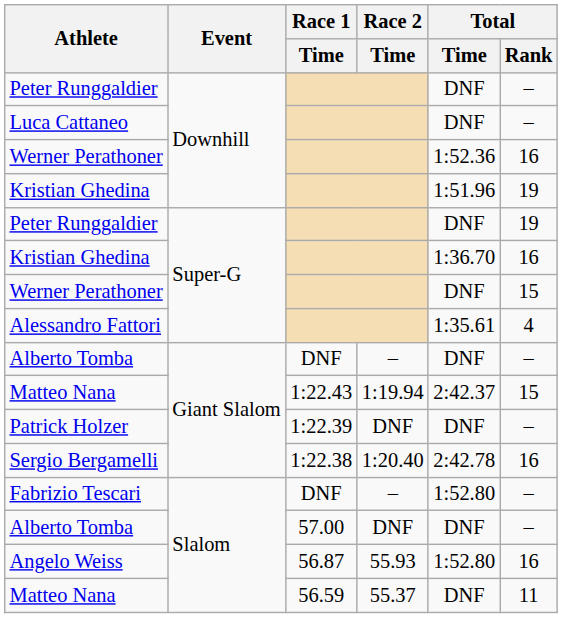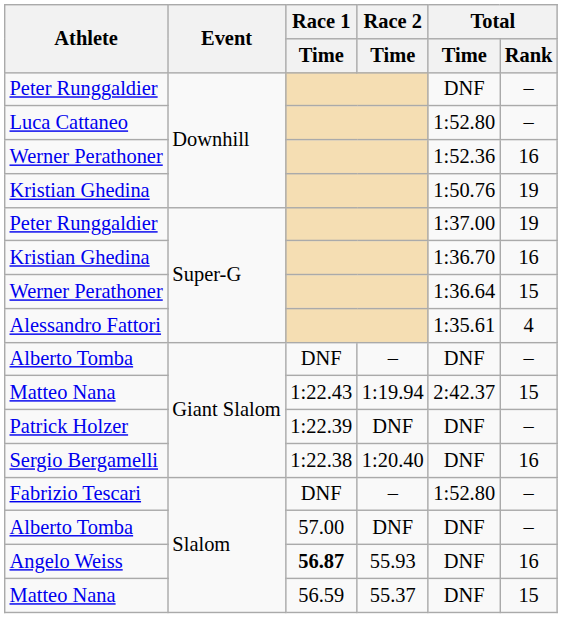(464, 122) DNF -> (464, 122) 1:52.80
(464, 190) 1:51.96 -> (464, 190) 1:50.76
(464, 224) DNF -> (464, 224) 1:37.00
(464, 291) DNF -> (464, 291) 1:36.64
(464, 460) 2:42.78 -> (464, 460) DNF
(321, 561) normal -> (321, 561) bold
(464, 561) 1:52.80 -> (464, 561) DNF
(529, 595) 11 -> (529, 595) 15
